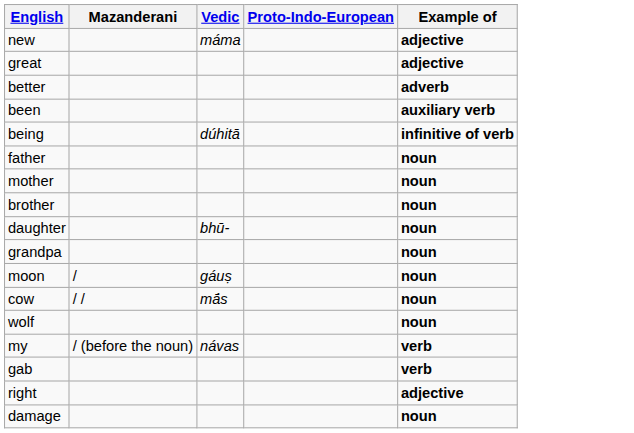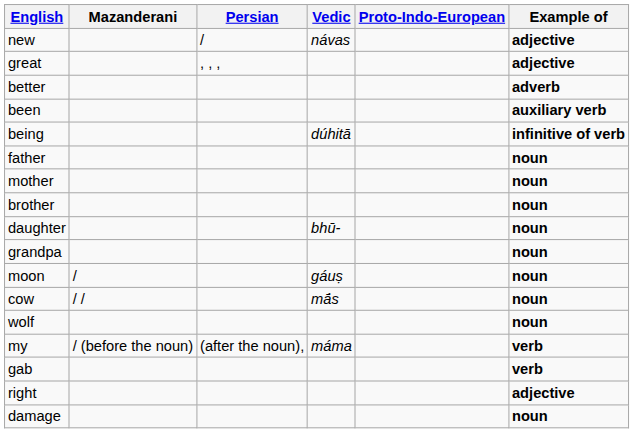+ column: (252, 16)
(220, 40) máma -> (331, 40) návas
(220, 346) návas -> (331, 346) máma
